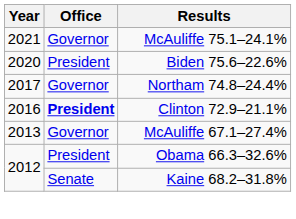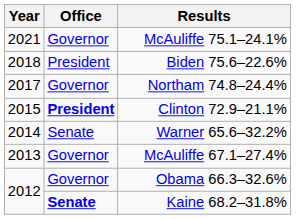(24, 62) 2020 -> (24, 62) 2018
(24, 109) 2016 -> (24, 109) 2015
+ row: (222, 132)
(78, 156) President -> (78, 179) Governor
(71, 179) normal -> (72, 202) bold
